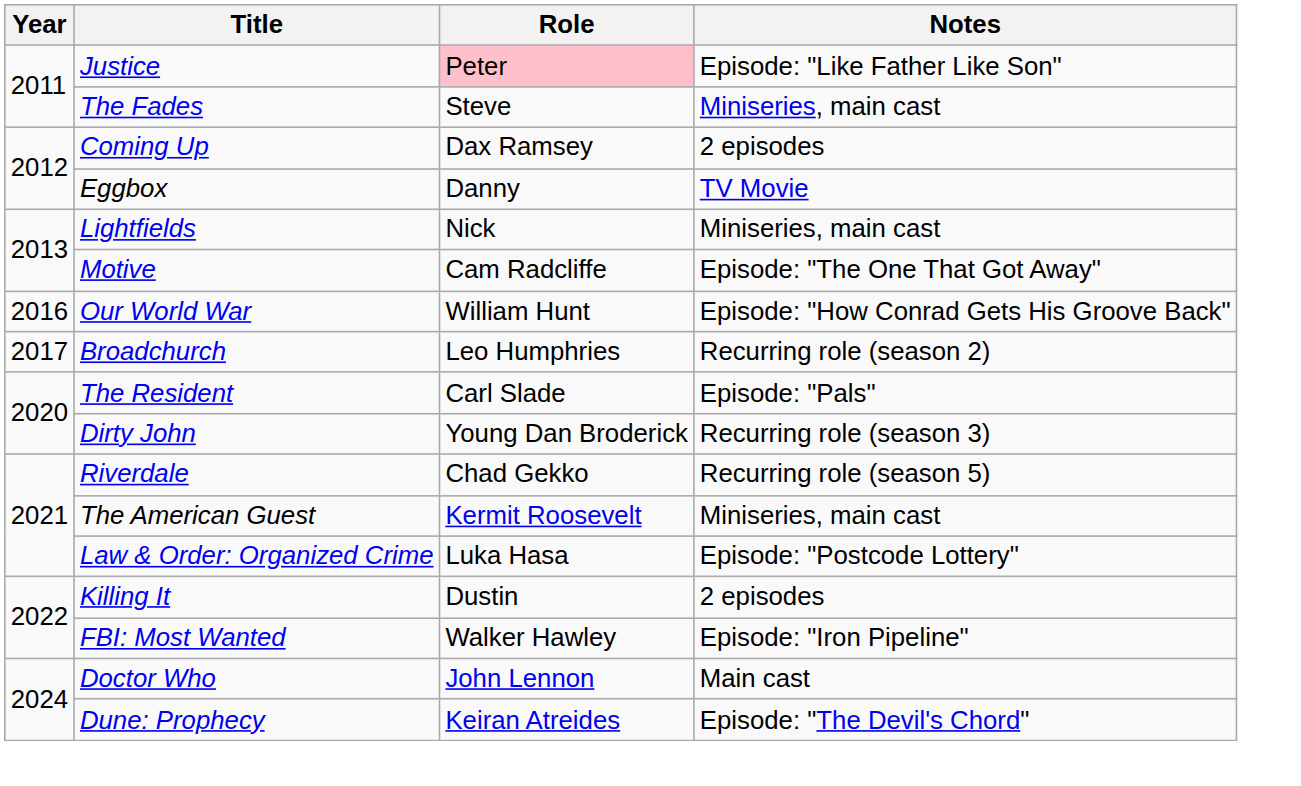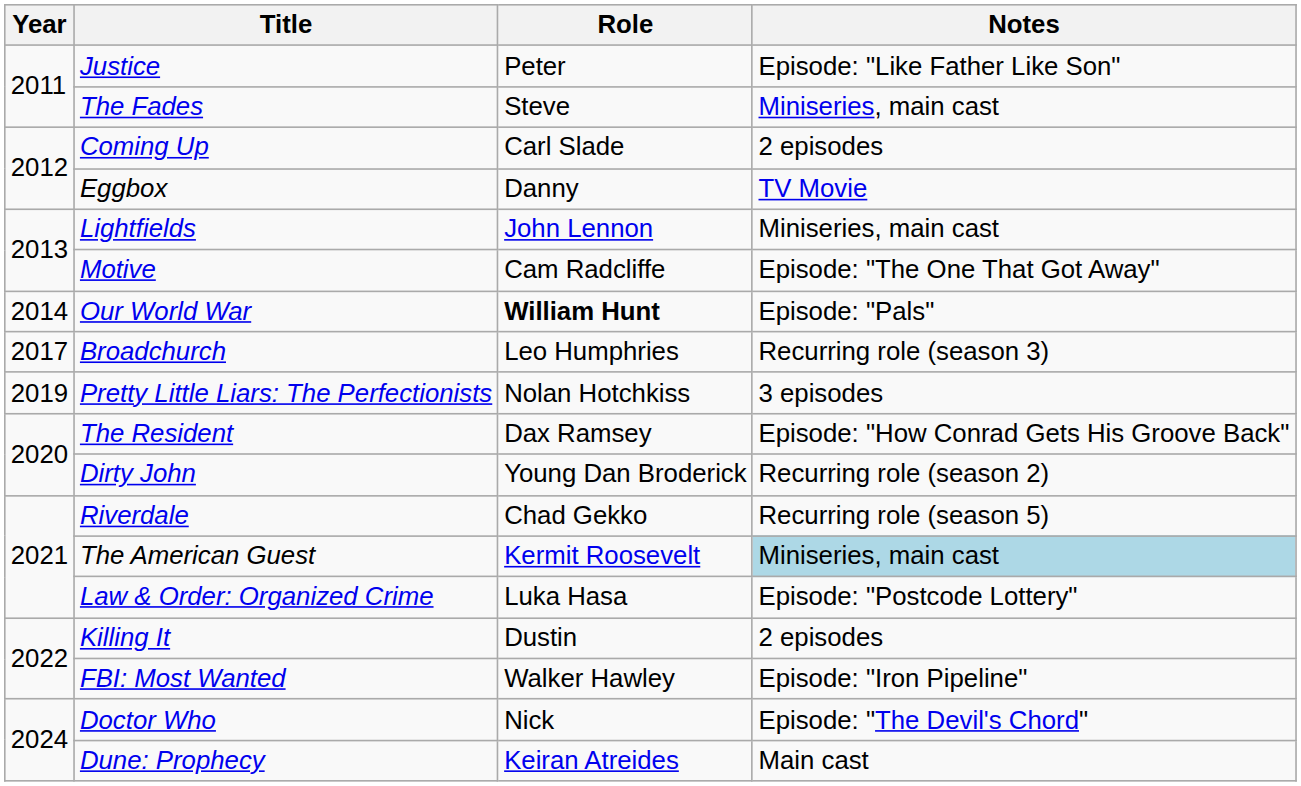(476, 65) pink background -> (535, 65) no background
(519, 147) Dax Ramsey -> (564, 147) Carl Slade
(470, 229) Nick -> (579, 229) John Lennon
(39, 310) 2016 -> (39, 310) 2014
(518, 310) normal -> (582, 310) bold
(965, 310) Episode: "How Conrad Gets His Groove Back" -> (846, 310) Episode: "Pals"
(845, 351) Recurring role (season 2) -> (904, 351) Recurring role (season 3)
+ row: (286, 392)
(506, 392) Carl Slade -> (578, 433) Dax Ramsey
(788, 392) Episode: "Pals" -> (1024, 433) Episode: "How Conrad Gets His Groove Back"
(845, 433) Recurring role (season 3) -> (904, 474) Recurring role (season 2)
(820, 515) no background -> (879, 556) lightblue background
(520, 678) John Lennon -> (529, 719) Nick
(755, 678) Main cast -> (923, 719) Episode: "The Devil's Chord"
(865, 719) Episode: "The Devil's Chord" -> (814, 760) Main cast
